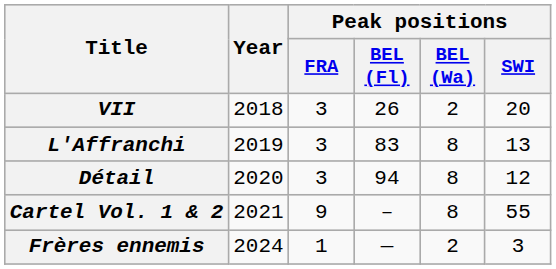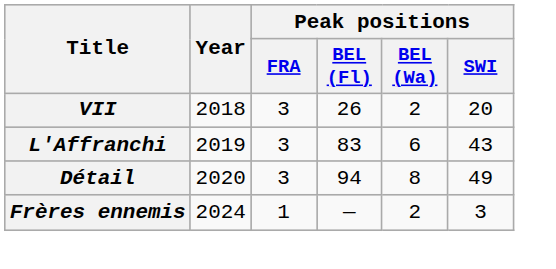(453, 144) 8 -> (415, 144) 6
(518, 144) 13 -> (480, 144) 43
(518, 178) 12 -> (480, 178) 49
- row: (117, 212)
